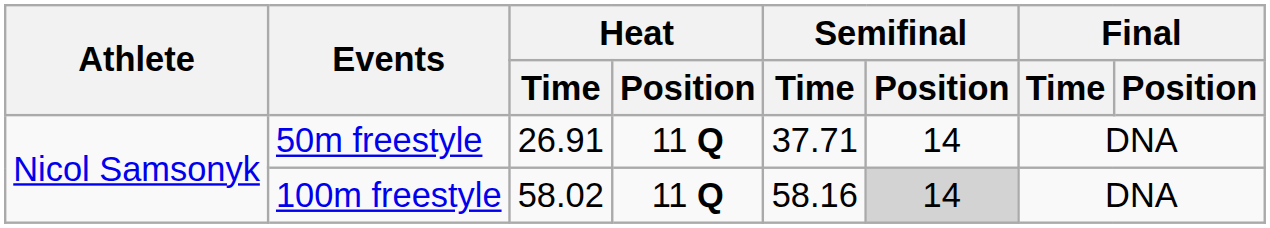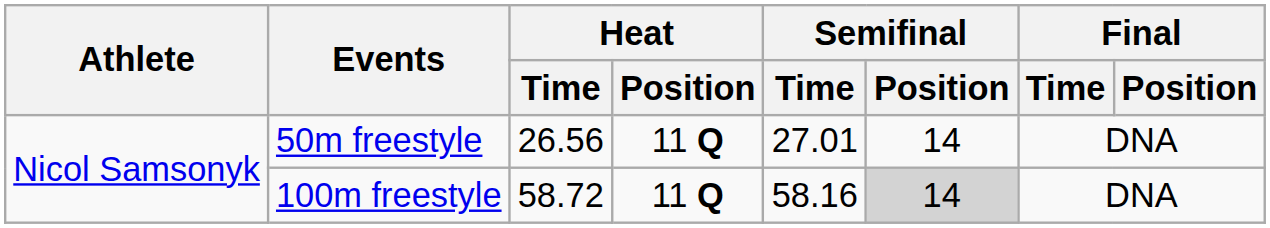(561, 142) 26.91 -> (561, 142) 26.56
(815, 142) 37.71 -> (815, 142) 27.01
(561, 196) 58.02 -> (561, 196) 58.72
